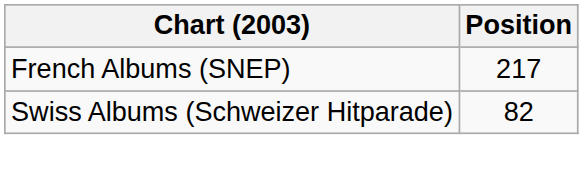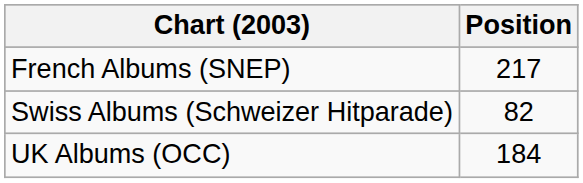+ row: (121, 154)
